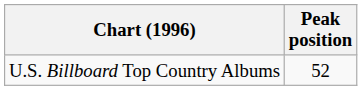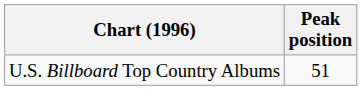(320, 70) 52 -> (320, 70) 51
